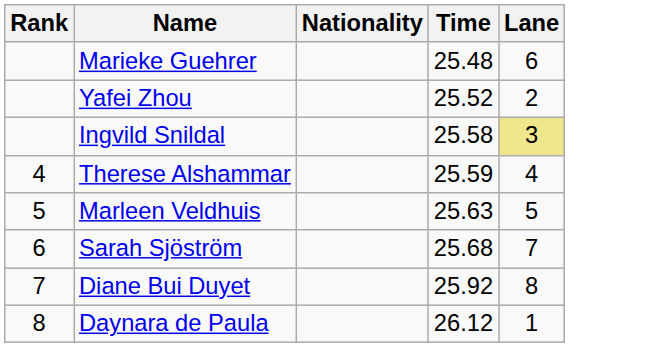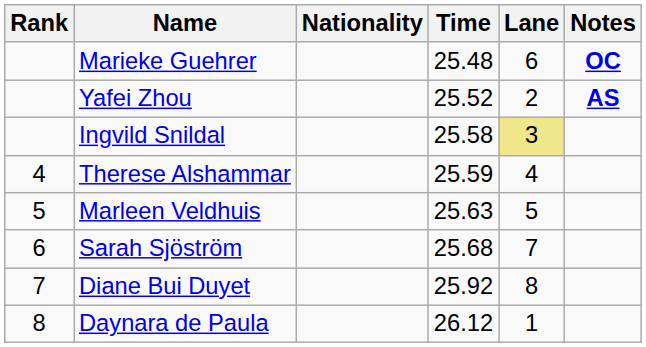+ column: (603, 23)
